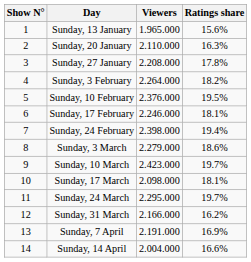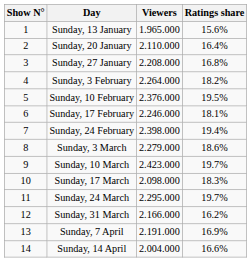(214, 47) 16.3% -> (214, 47) 16.4%
(214, 63) 17.8% -> (214, 63) 16.8%
(214, 181) 18.1% -> (214, 181) 18.3%
